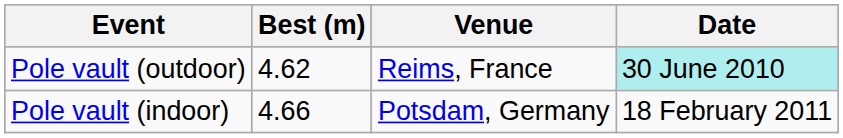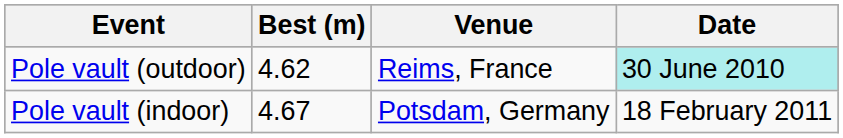(284, 111) 4.66 -> (284, 111) 4.67
